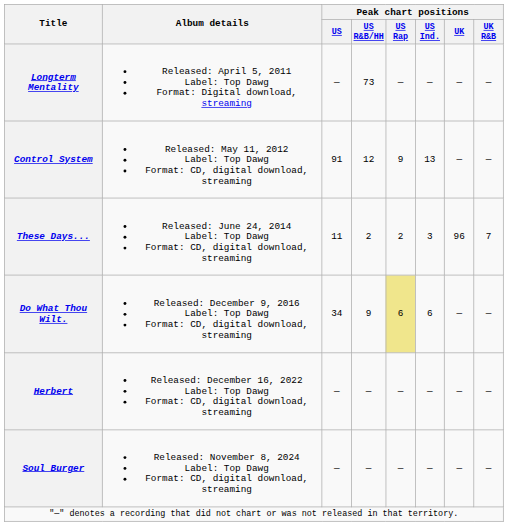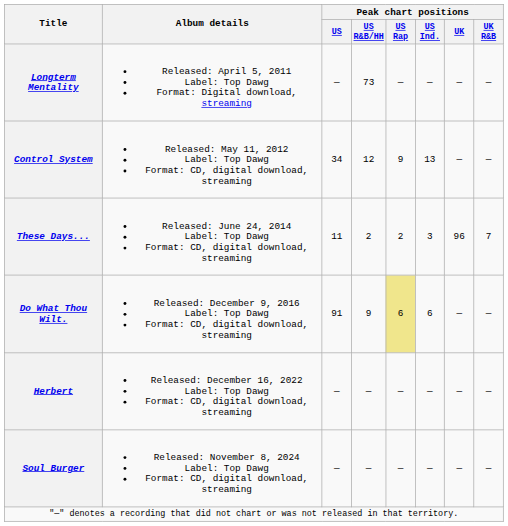(337, 160) 91 -> (337, 160) 34
(337, 314) 34 -> (337, 314) 91
